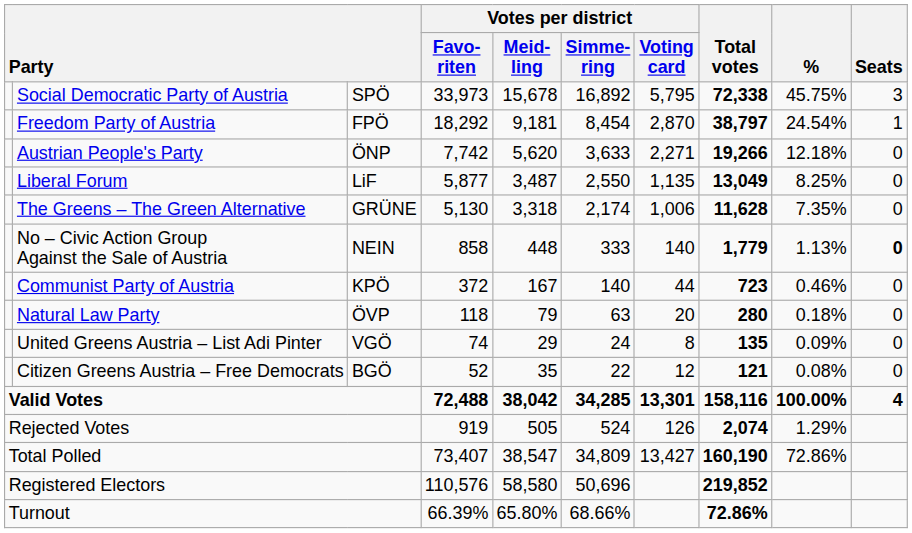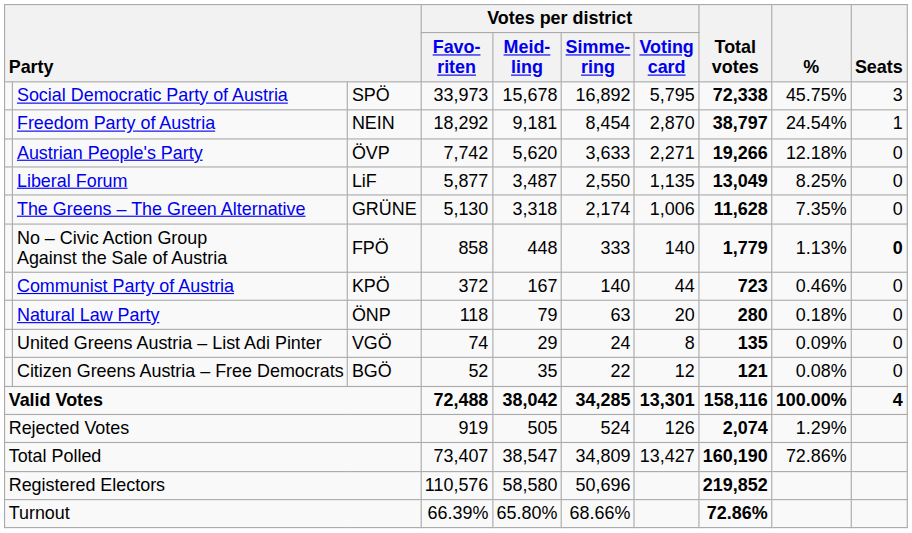(370, 124) FPÖ -> (373, 124) NEIN
(371, 152) ÖNP -> (371, 152) ÖVP
(373, 247) NEIN -> (370, 247) FPÖ
(371, 314) ÖVP -> (371, 314) ÖNP
